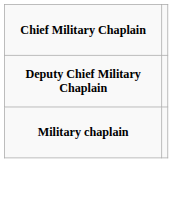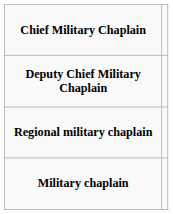+ row: (83, 132)
